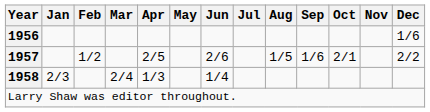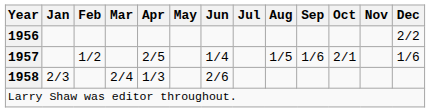(408, 36) 1/6 -> (408, 36) 2/2
(217, 57) 2/6 -> (217, 57) 1/4
(408, 57) 2/2 -> (408, 57) 1/6
(217, 78) 1/4 -> (217, 78) 2/6
